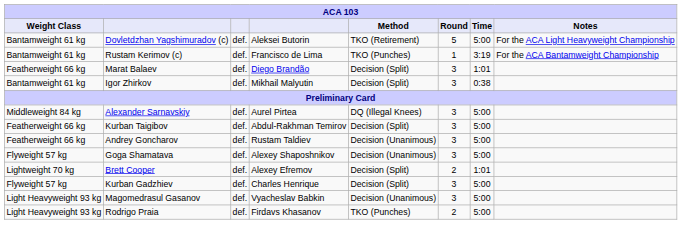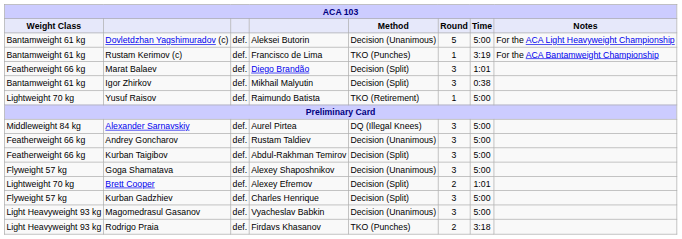(385, 40) TKO (Retirement) -> (393, 40) Decision (Unanimous)
+ row: (131, 97)
rows swapped: (142, 140) <-> (136, 126)
(482, 212) 5:00 -> (482, 226) 3:18
